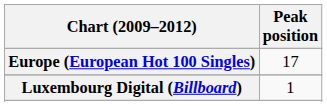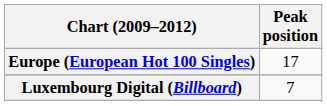(290, 87) 1 -> (290, 87) 7
